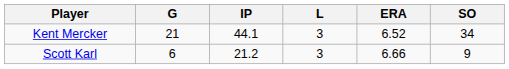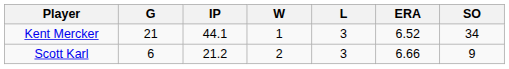+ column: (279, 14)
